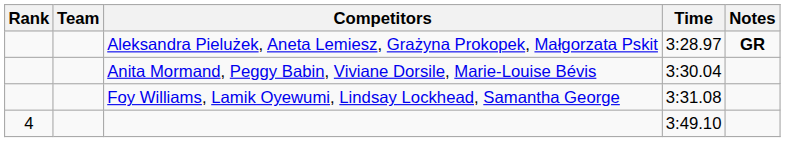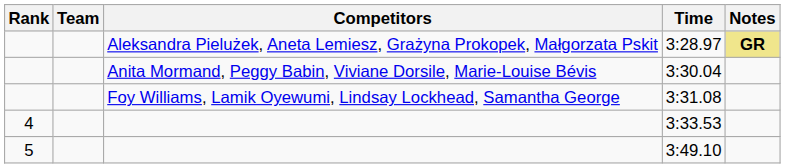(752, 44) no background -> (752, 44) khaki background
+ row: (694, 124)
(29, 124) 4 -> (29, 150) 5
